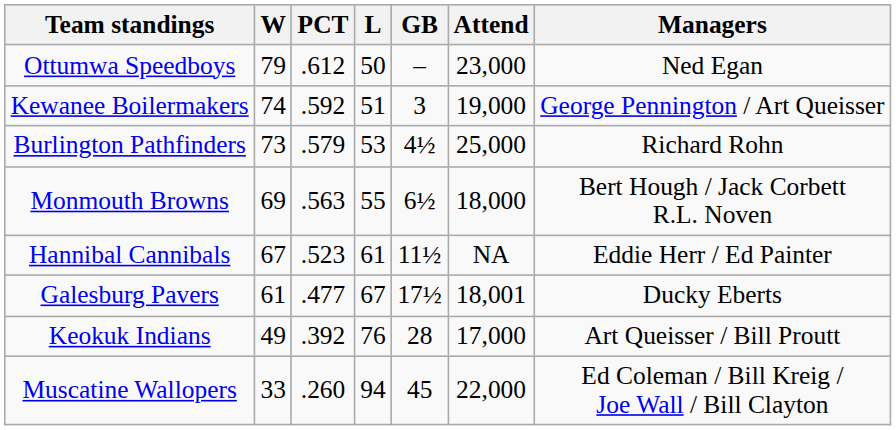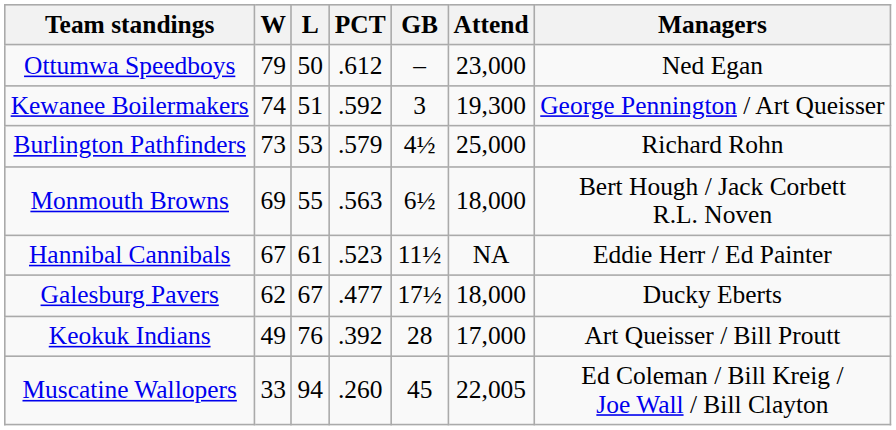columns swapped: (373, 24) <-> (323, 24)
(491, 105) 19,000 -> (491, 105) 19,300
(273, 295) 61 -> (273, 295) 62
(491, 295) 18,001 -> (491, 295) 18,000
(491, 390) 22,000 -> (491, 390) 22,005
